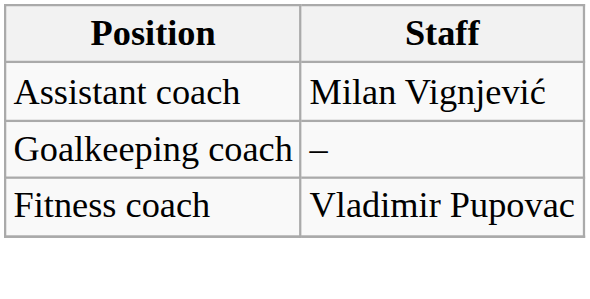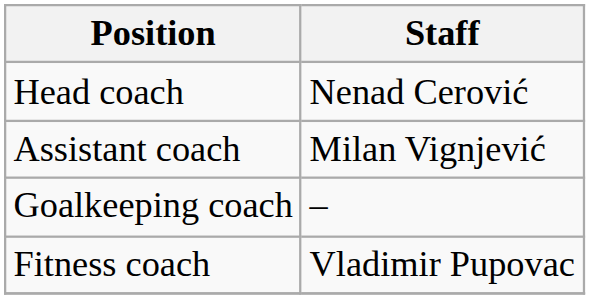+ row: (99, 90)
